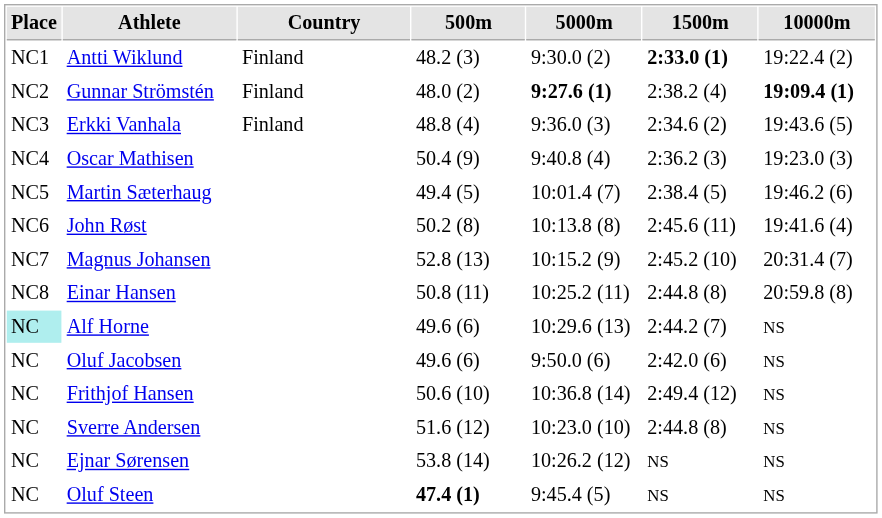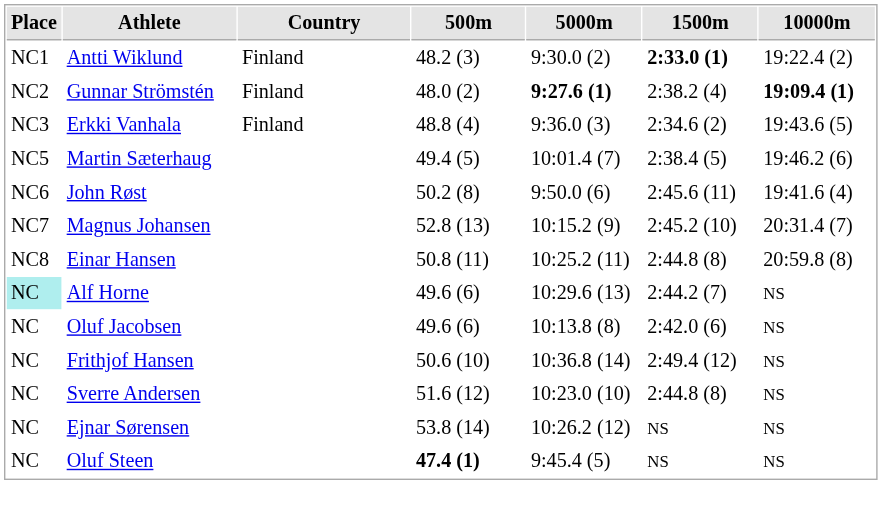- row: (130, 158)
(576, 225) 10:13.8 (8) -> (571, 192) 9:50.0 (6)
(571, 360) 9:50.0 (6) -> (576, 326) 10:13.8 (8)
